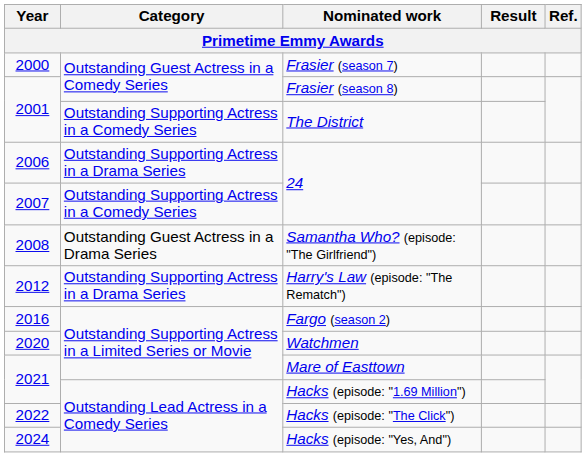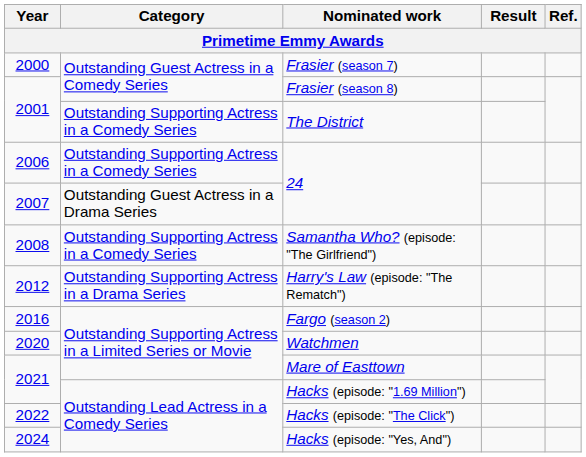(171, 162) Outstanding Supporting Actress in a Drama Series -> (171, 162) Outstanding Supporting Actress in a Comedy Series
(171, 203) Outstanding Supporting Actress in a Comedy Series -> (169, 203) Outstanding Guest Actress in a Drama Series
(169, 245) Outstanding Guest Actress in a Drama Series -> (171, 245) Outstanding Supporting Actress in a Comedy Series
